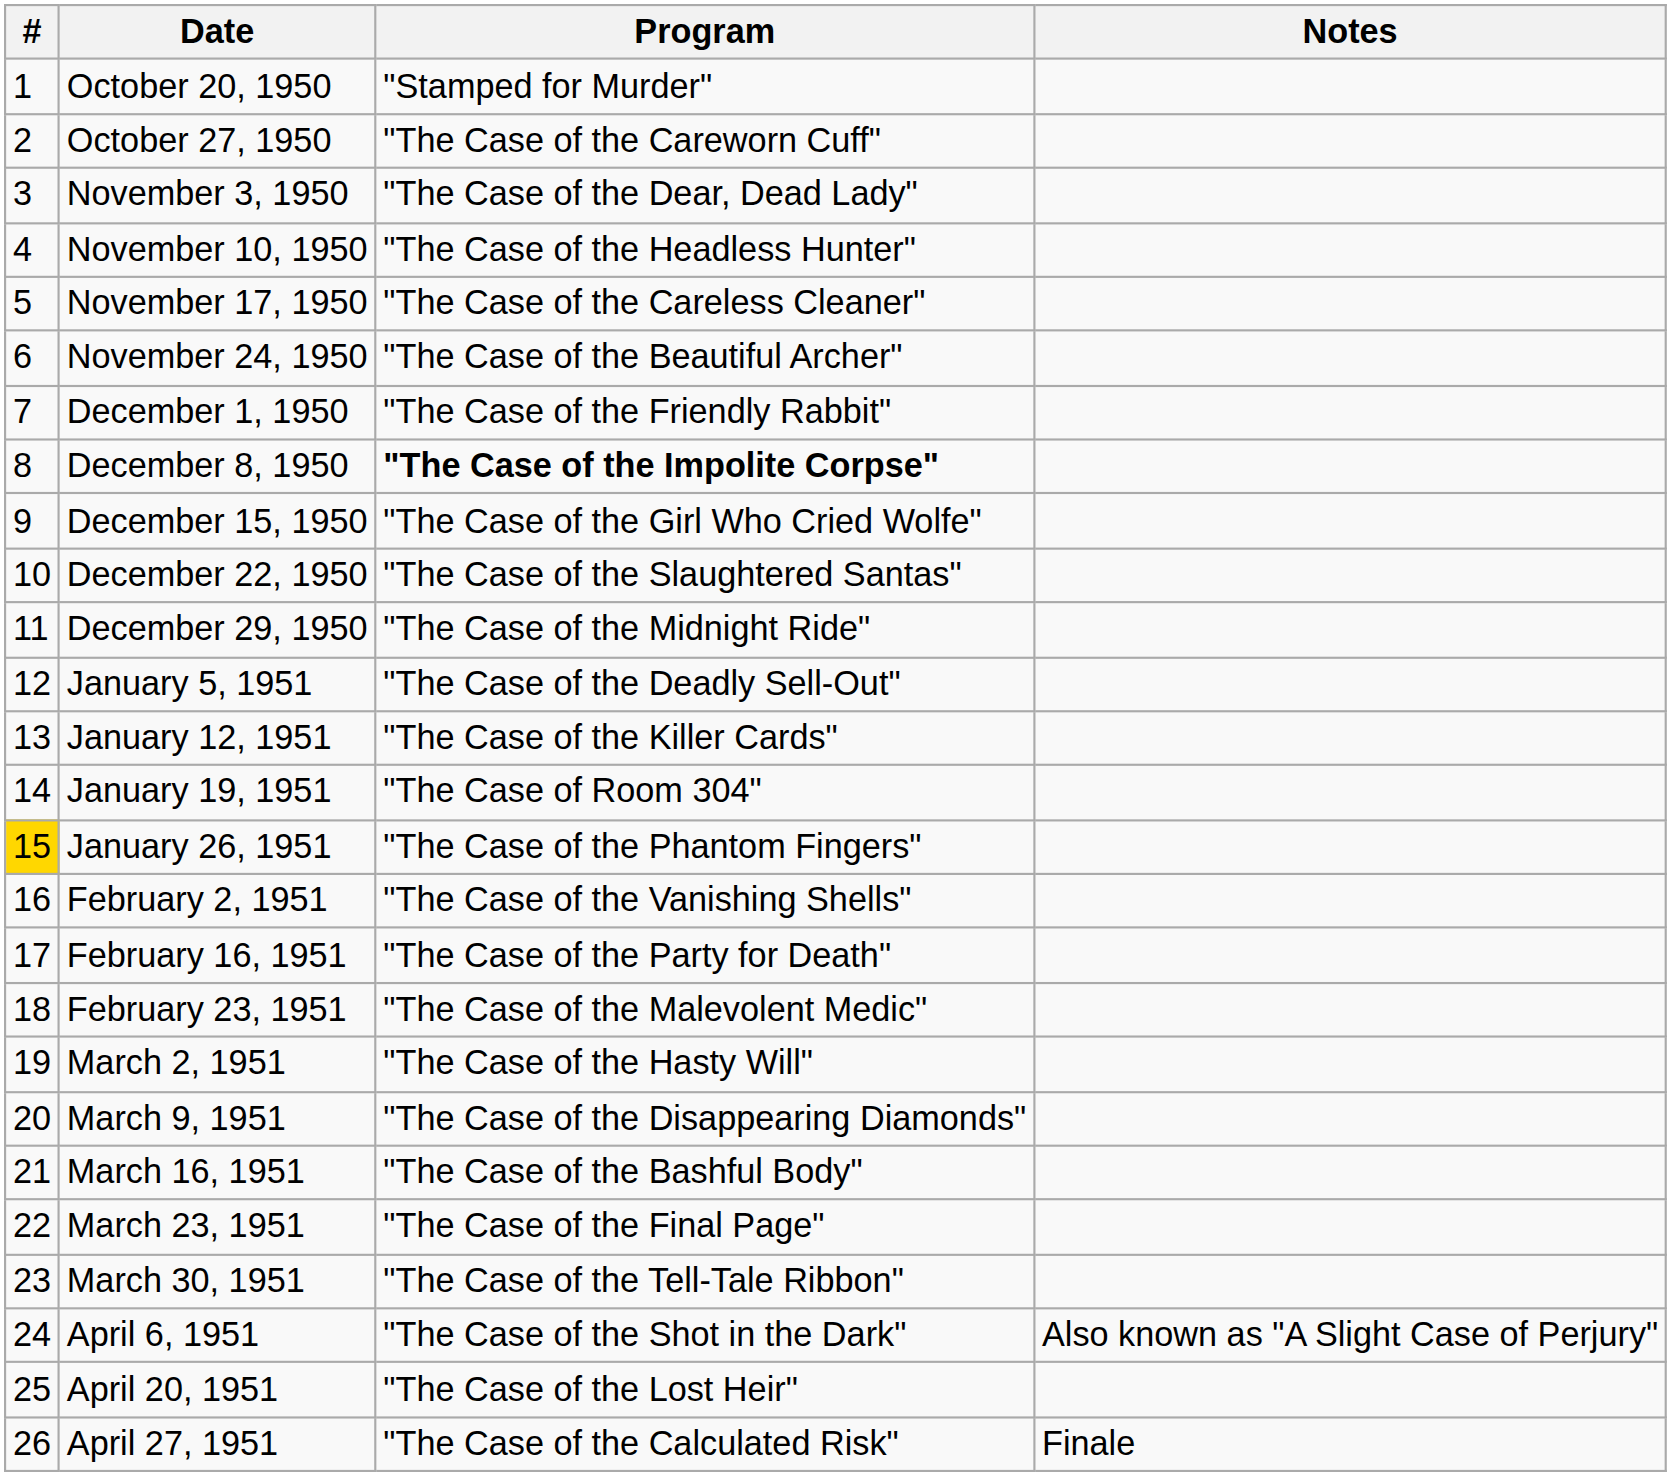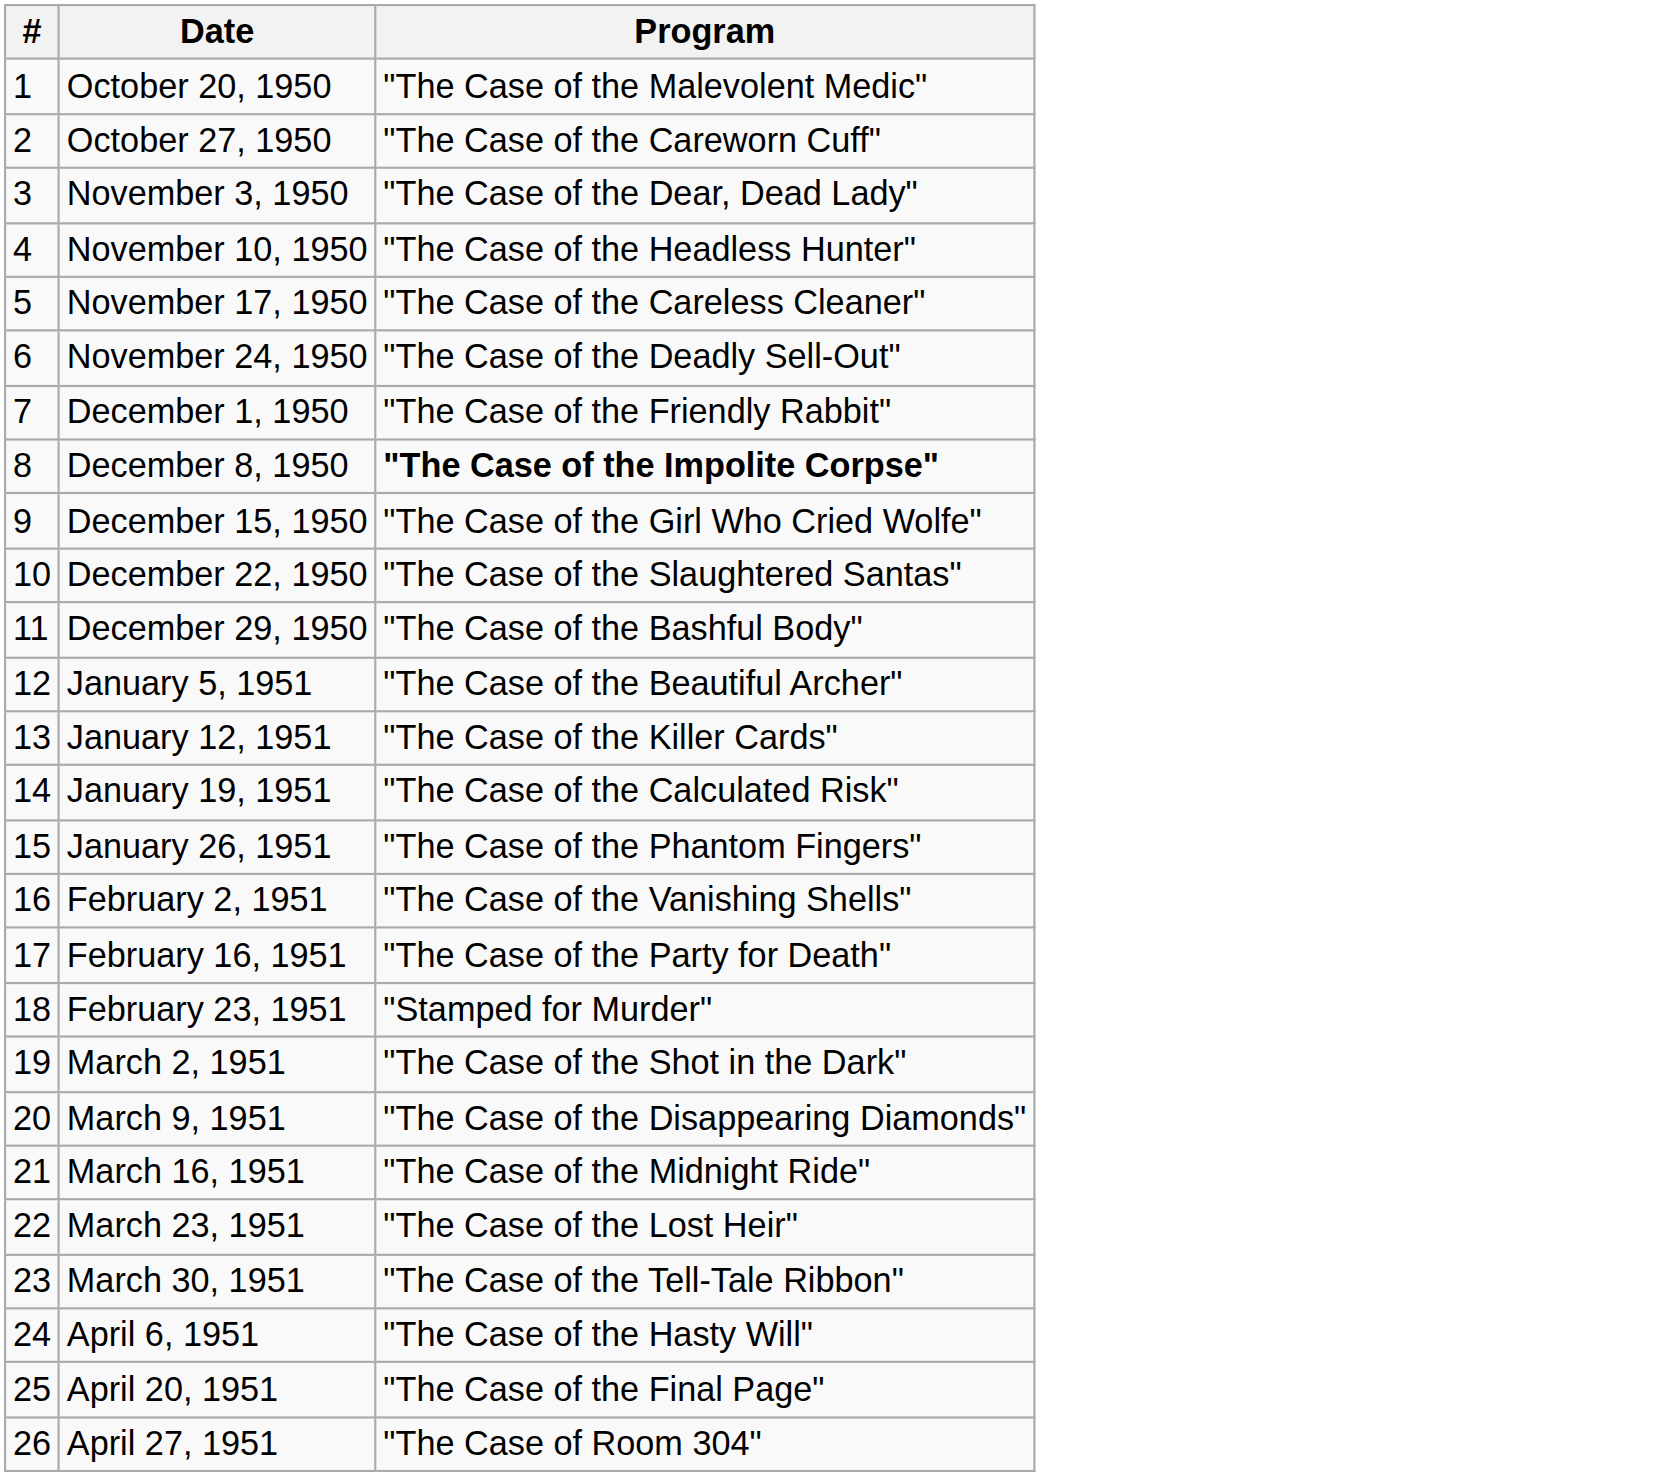- column: (1350, 31)
(548, 85) "Stamped for Murder" -> (655, 85) "The Case of the Malevolent Medic"
(643, 357) "The Case of the Beautiful Archer" -> (642, 357) "The Case of the Deadly Sell-Out"
(627, 628) "The Case of the Midnight Ride" -> (623, 628) "The Case of the Bashful Body"
(642, 683) "The Case of the Deadly Sell-Out" -> (643, 683) "The Case of the Beautiful Archer"
(573, 791) "The Case of Room 304" -> (641, 791) "The Case of the Calculated Risk"
(32, 846) gold background -> (32, 846) no background
(655, 1009) "The Case of the Malevolent Medic" -> (548, 1009) "Stamped for Murder"
(598, 1063) "The Case of the Hasty Will" -> (645, 1063) "The Case of the Shot in the Dark"
(623, 1172) "The Case of the Bashful Body" -> (627, 1172) "The Case of the Midnight Ride"
(604, 1226) "The Case of the Final Page" -> (591, 1226) "The Case of the Lost Heir"
(645, 1334) "The Case of the Shot in the Dark" -> (598, 1334) "The Case of the Hasty Will"
(591, 1389) "The Case of the Lost Heir" -> (604, 1389) "The Case of the Final Page"
(641, 1443) "The Case of the Calculated Risk" -> (573, 1443) "The Case of Room 304"
